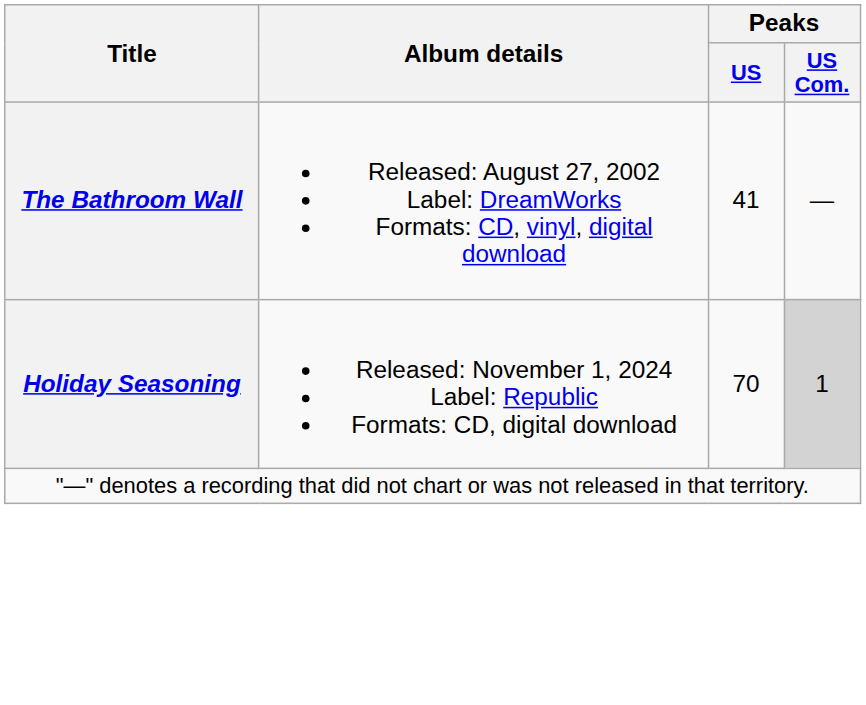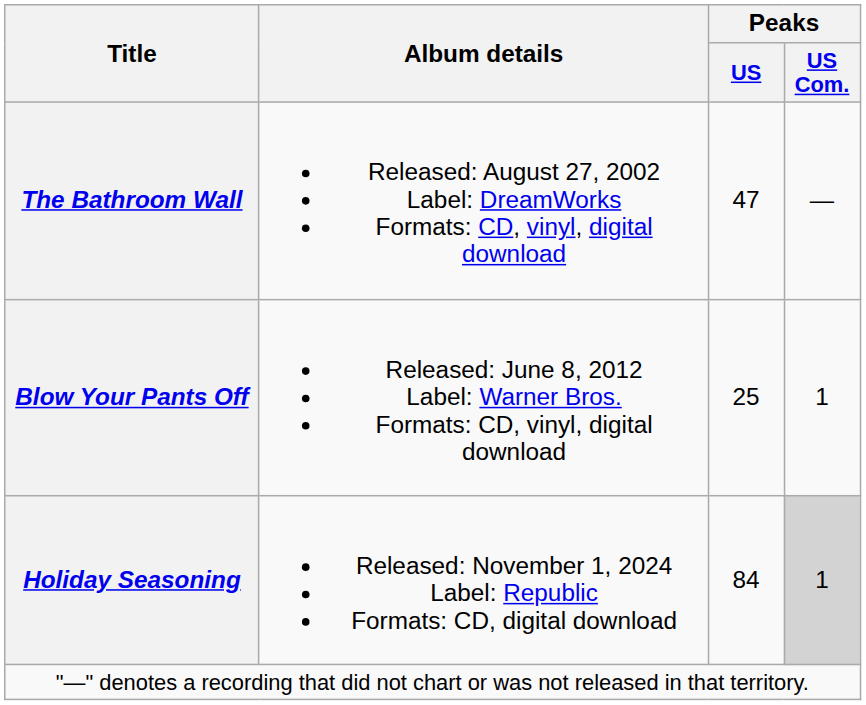(746, 200) 41 -> (746, 200) 47
+ row: (132, 396)
(746, 383) 70 -> (746, 579) 84
